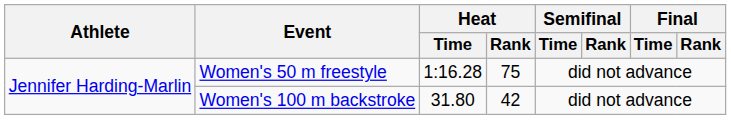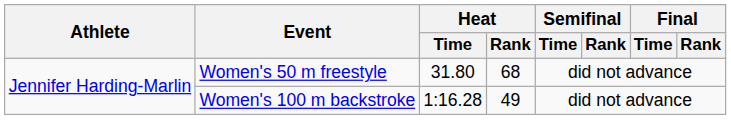(453, 73) 1:16.28 -> (453, 73) 31.80
(510, 73) 75 -> (510, 73) 68
(453, 101) 31.80 -> (453, 101) 1:16.28
(510, 101) 42 -> (510, 101) 49
